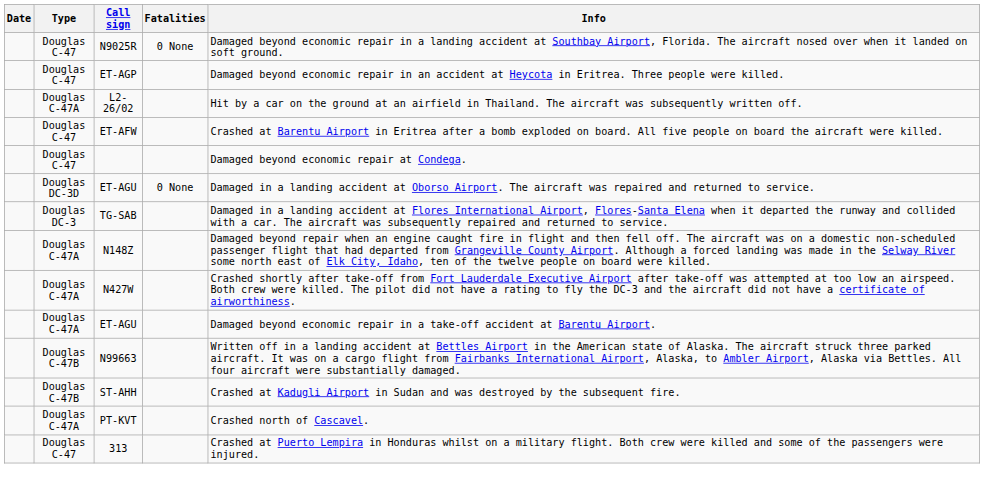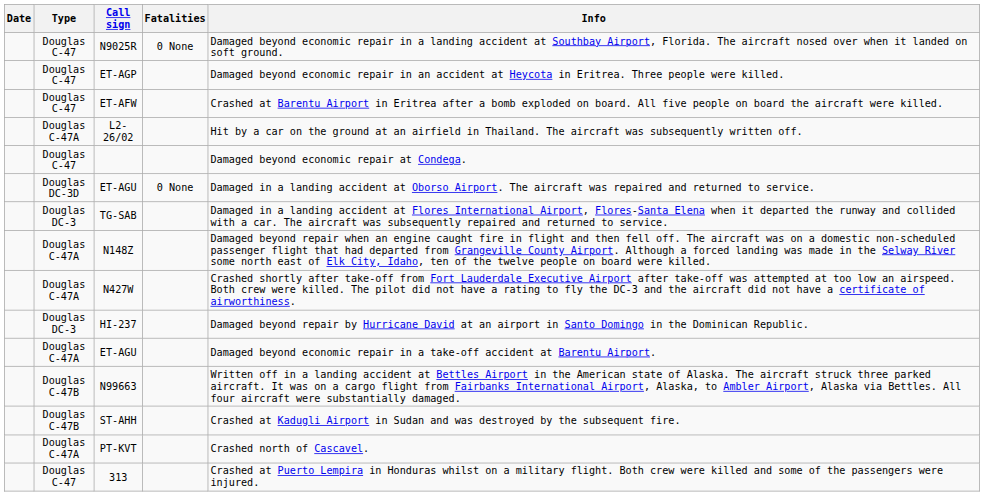rows swapped: (118, 131) <-> (118, 103)
+ row: (118, 324)
